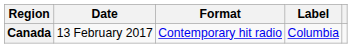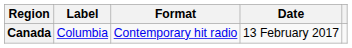columns swapped: (105, 14) <-> (313, 14)
